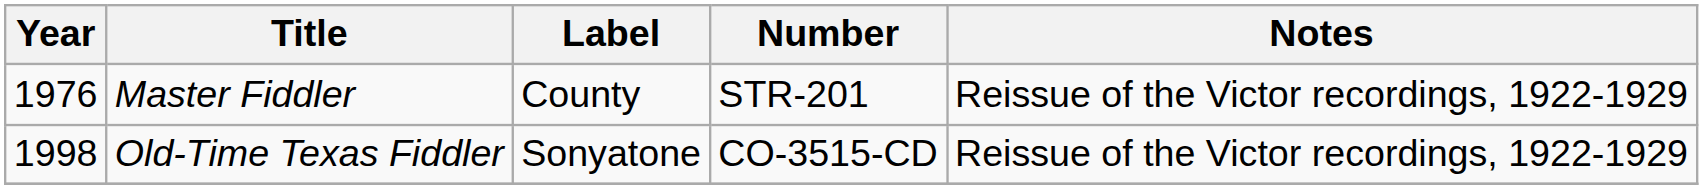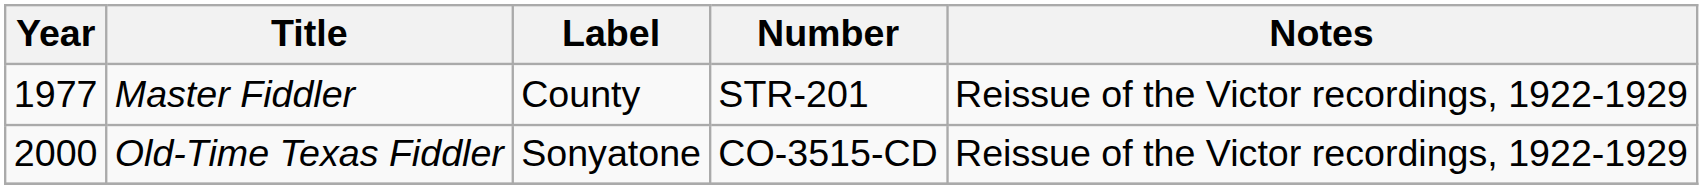(56, 93) 1976 -> (56, 93) 1977
(56, 153) 1998 -> (56, 153) 2000
